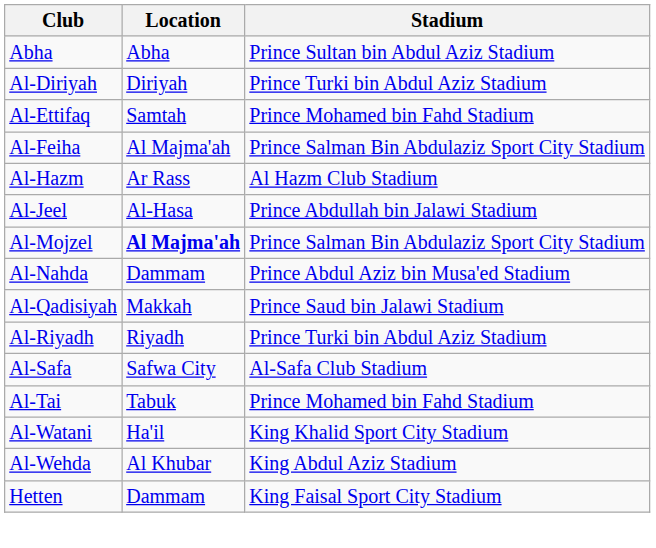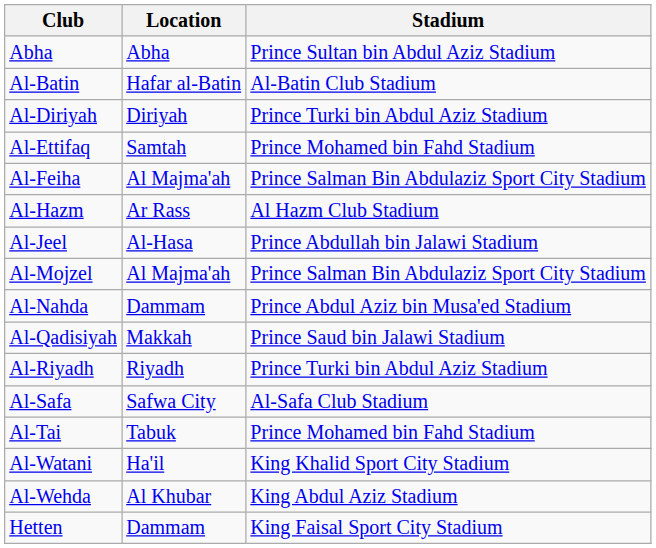+ row: (44, 83)
(183, 242) bold -> (178, 274) normal
